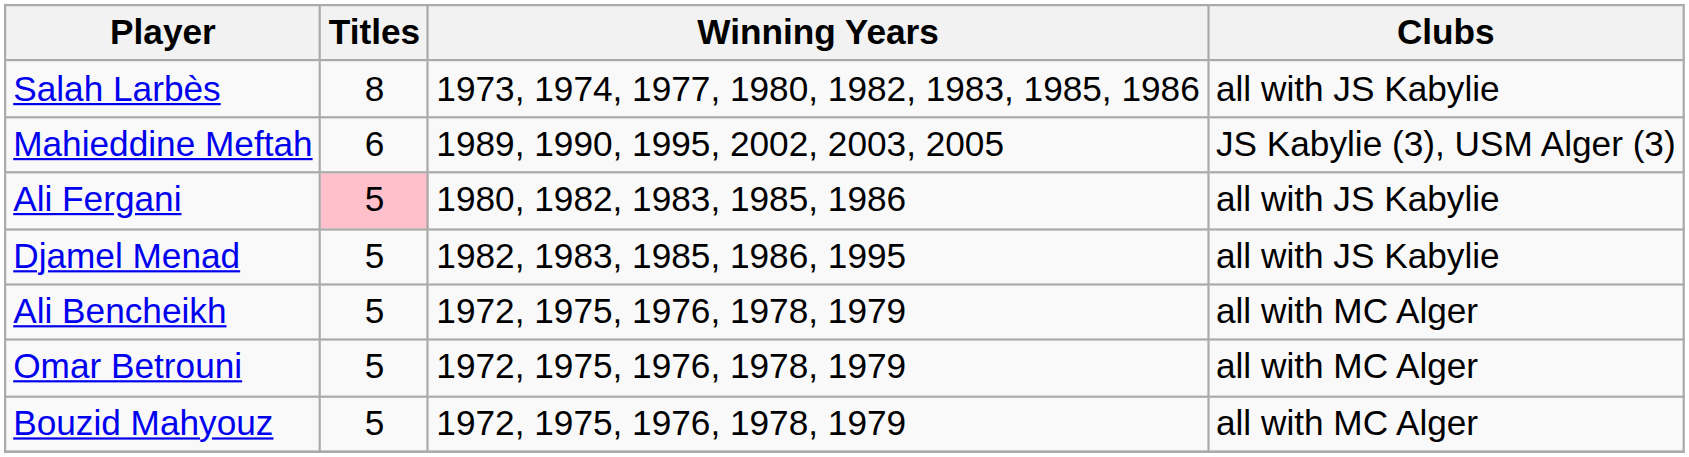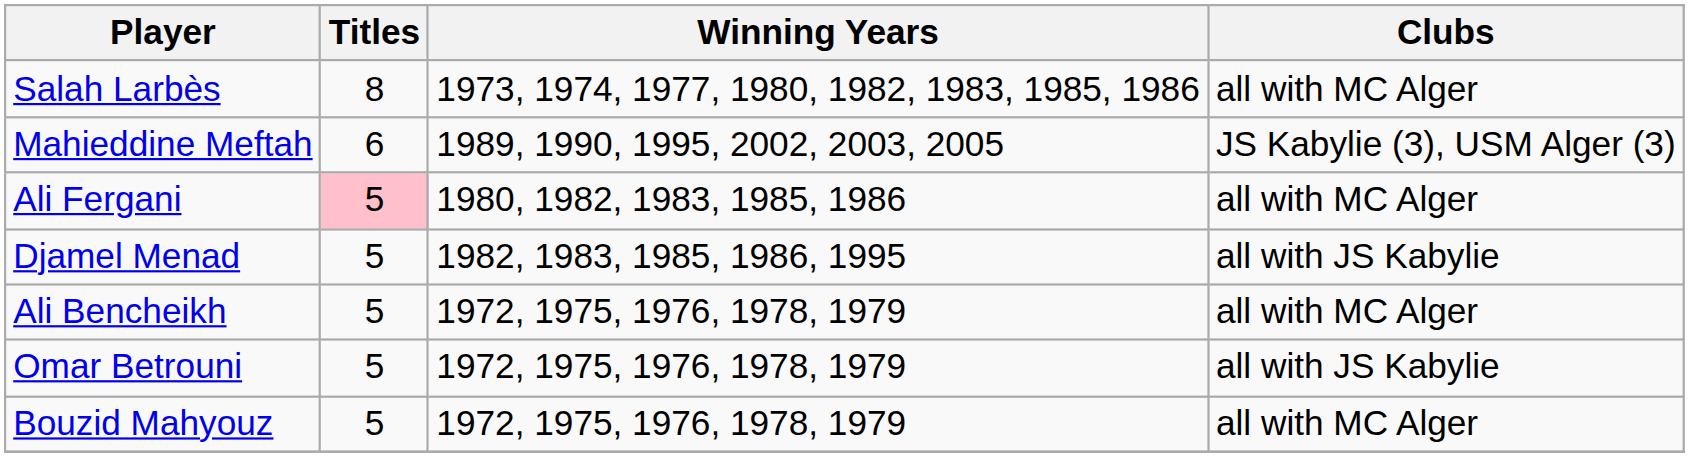(1358, 88) all with JS Kabylie -> (1347, 88) all with MC Alger
(1358, 199) all with JS Kabylie -> (1347, 199) all with MC Alger
(1347, 367) all with MC Alger -> (1358, 367) all with JS Kabylie
